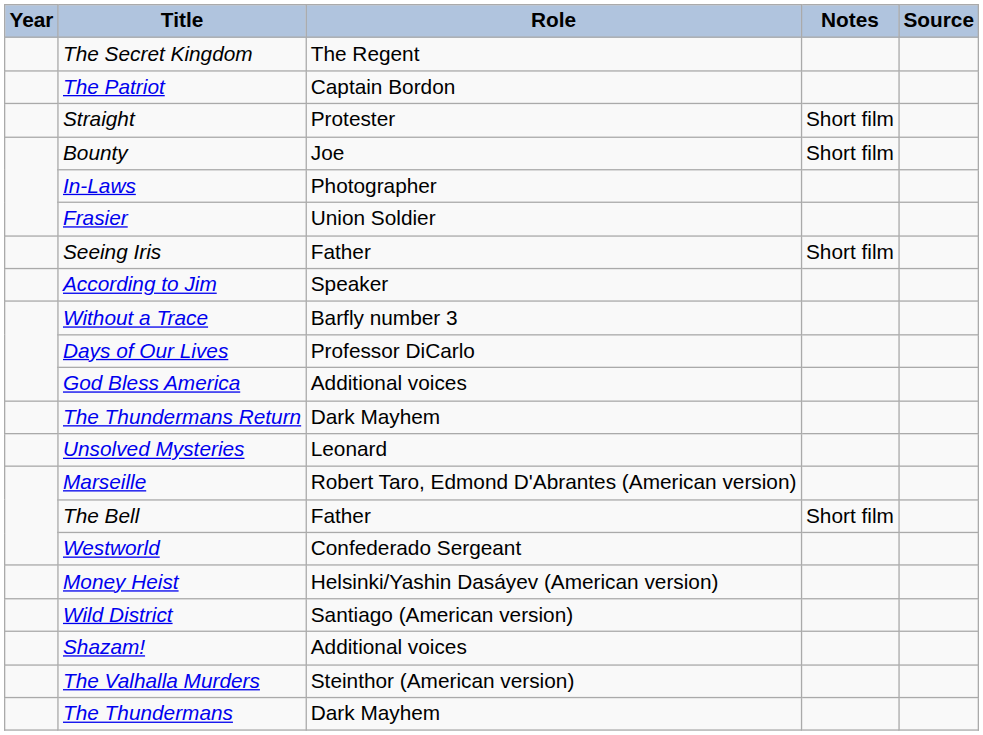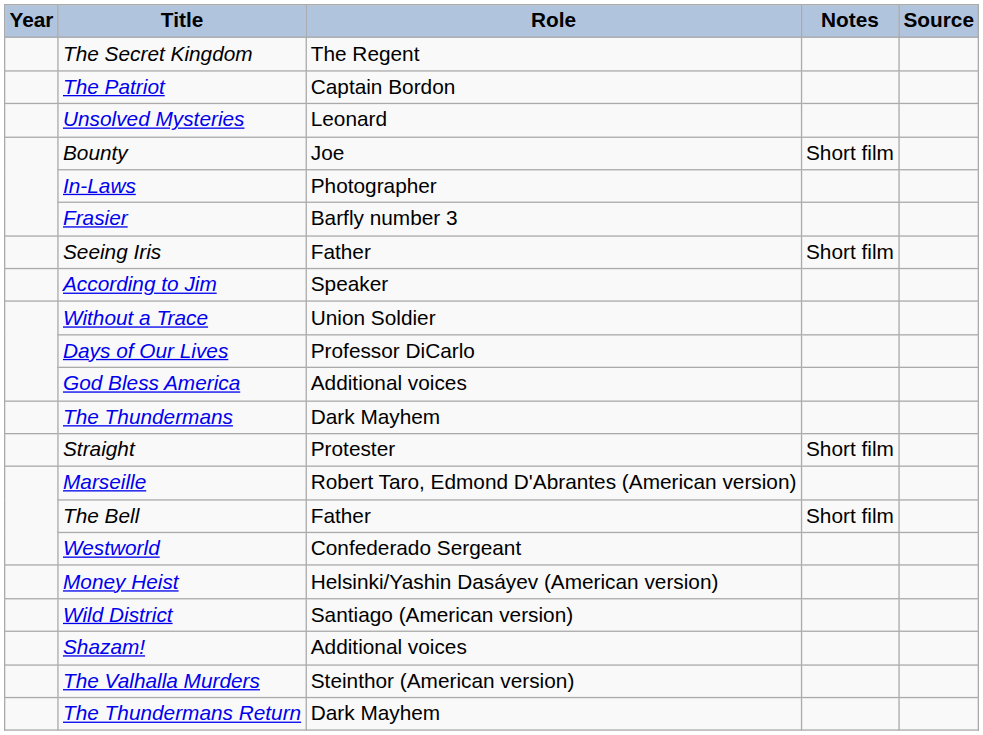rows swapped: (154, 449) <-> (99, 119)
(373, 218) Union Soldier -> (384, 218) Barfly number 3
(384, 317) Barfly number 3 -> (373, 317) Union Soldier
rows swapped: (148, 713) <-> (182, 416)
